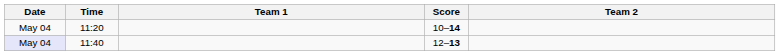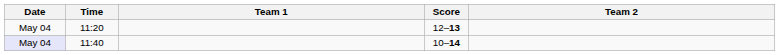(446, 27) 10–14 -> (446, 27) 12–13
(446, 43) 12–13 -> (446, 43) 10–14
